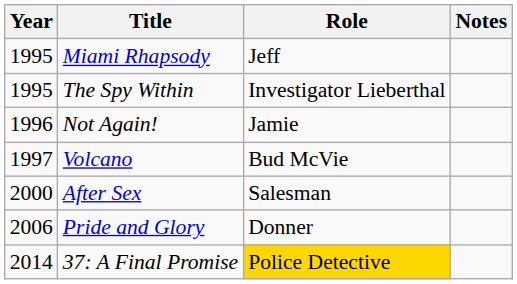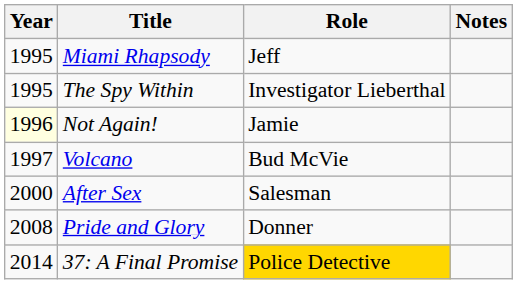(31, 124) no background -> (31, 124) lightyellow background
(31, 227) 2006 -> (31, 227) 2008
